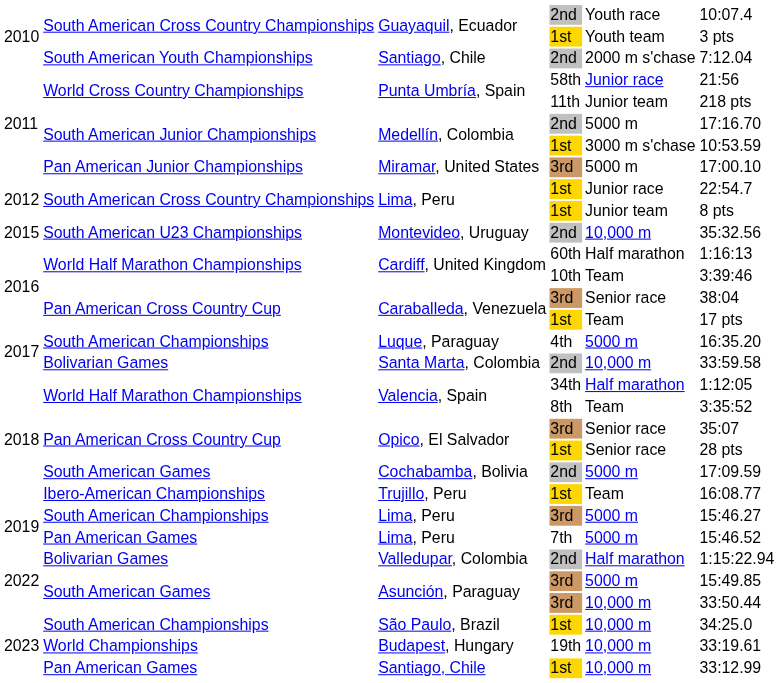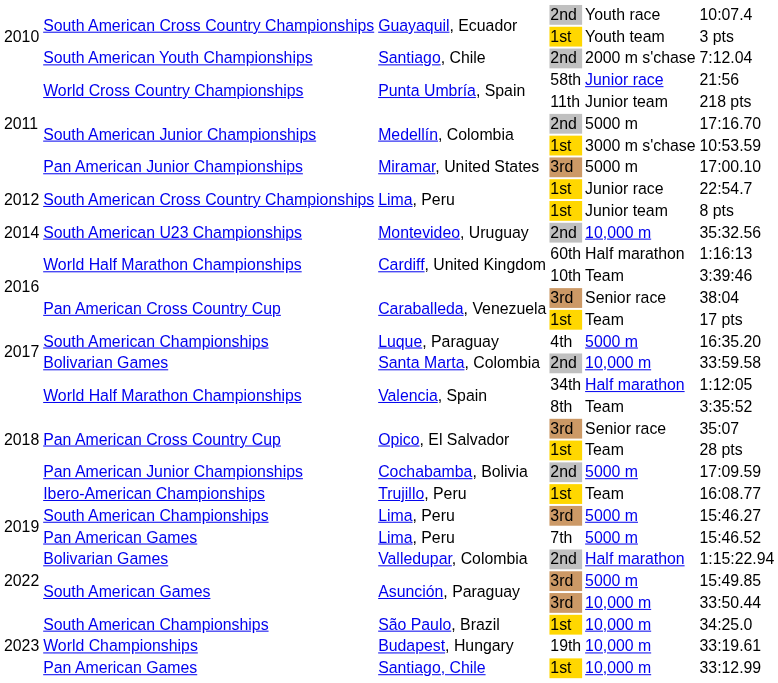(22, 232) 2015 -> (22, 232) 2014
(626, 450) Senior race -> (604, 450) Team
(127, 472) South American Games -> (173, 472) Pan American Junior Championships
